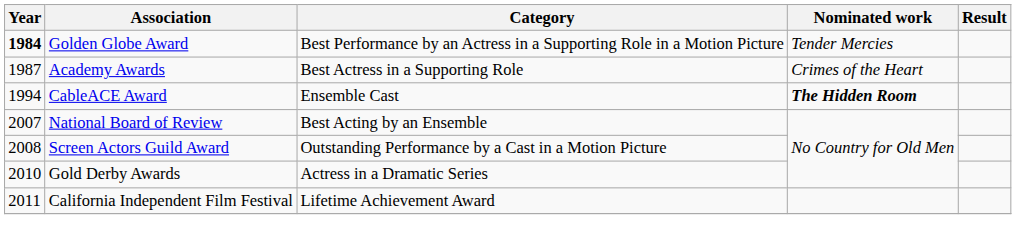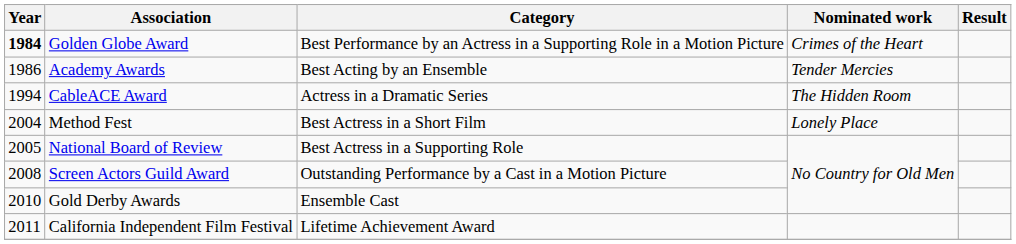(842, 43) Tender Mercies -> (857, 43) Crimes of the Heart
(25, 69) 1987 -> (25, 69) 1986
(412, 69) Best Actress in a Supporting Role -> (394, 69) Best Acting by an Ensemble
(857, 69) Crimes of the Heart -> (842, 69) Tender Mercies
(350, 95) Ensemble Cast -> (394, 95) Actress in a Dramatic Series
(854, 95) bold -> (851, 95) normal
+ row: (90, 122)
(25, 122) 2007 -> (25, 148) 2005
(394, 122) Best Acting by an Ensemble -> (412, 148) Best Actress in a Supporting Role
(394, 174) Actress in a Dramatic Series -> (350, 200) Ensemble Cast
